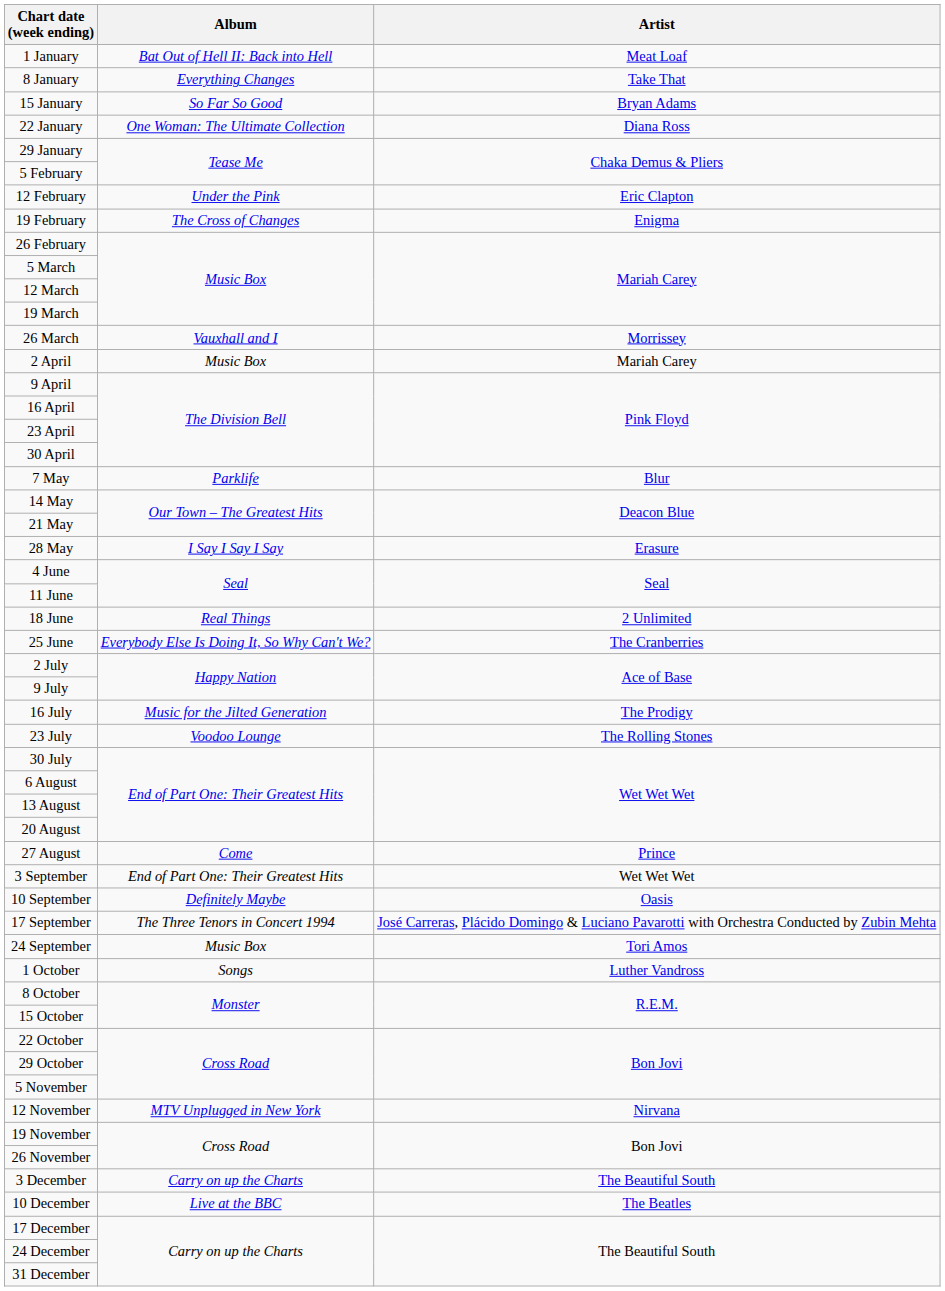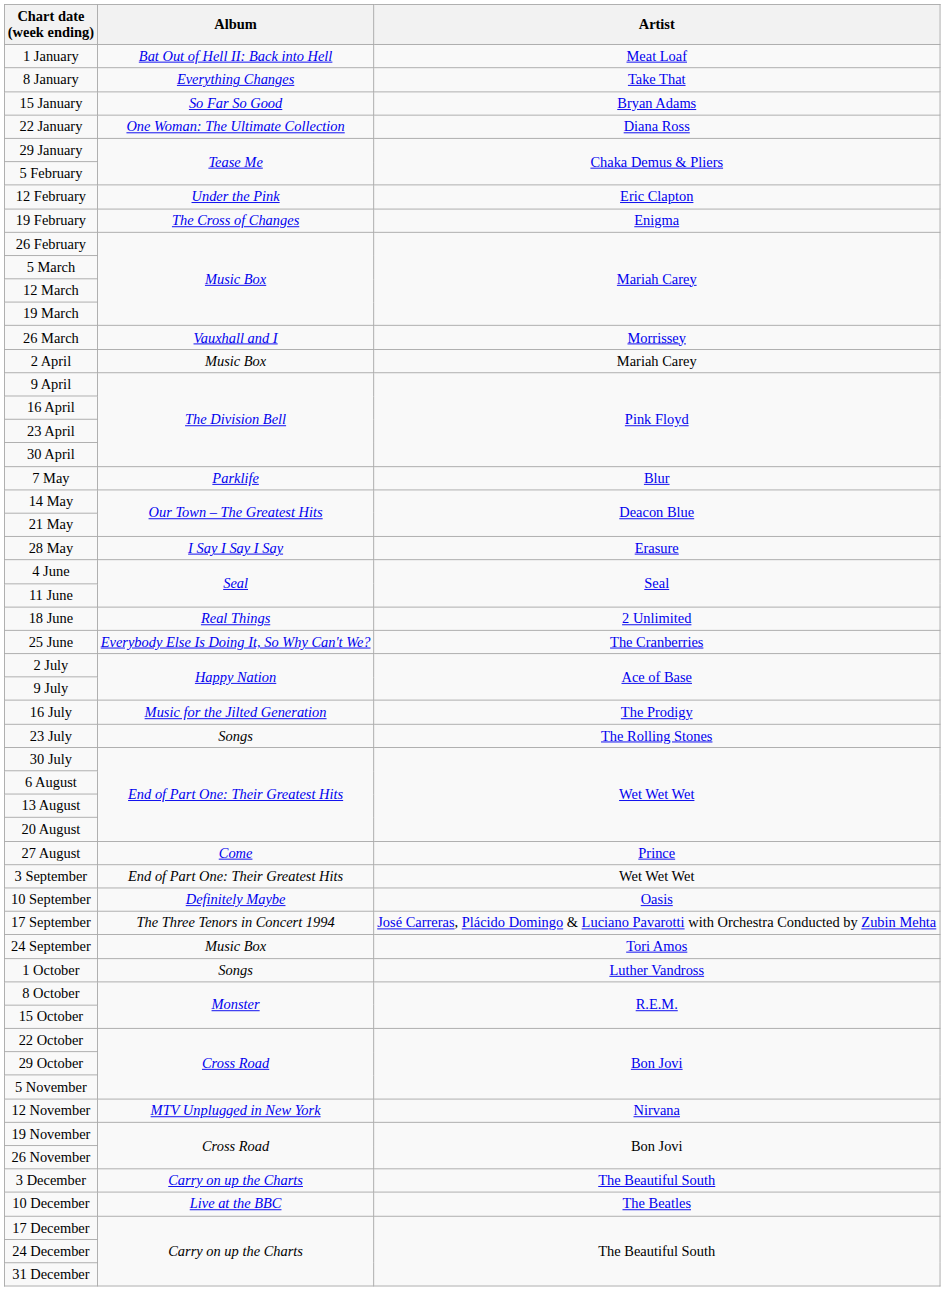(236, 735) Voodoo Lounge -> (236, 735) Songs
